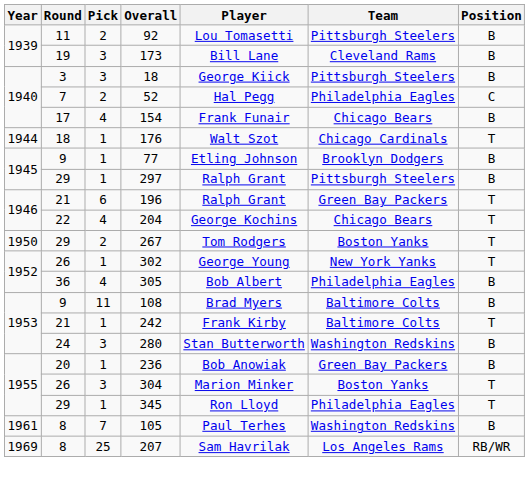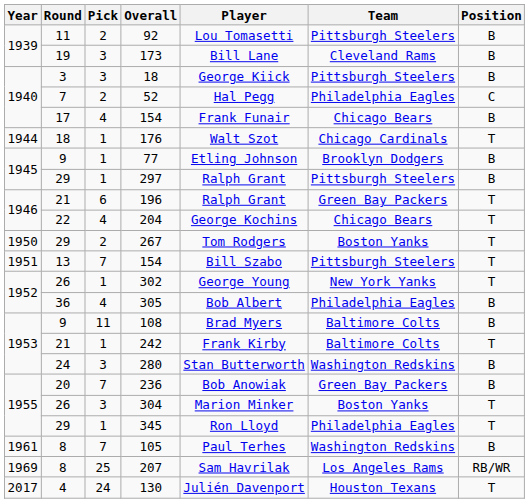+ row: (63, 261)
(103, 364) 1 -> (103, 385) 7
+ row: (63, 487)
